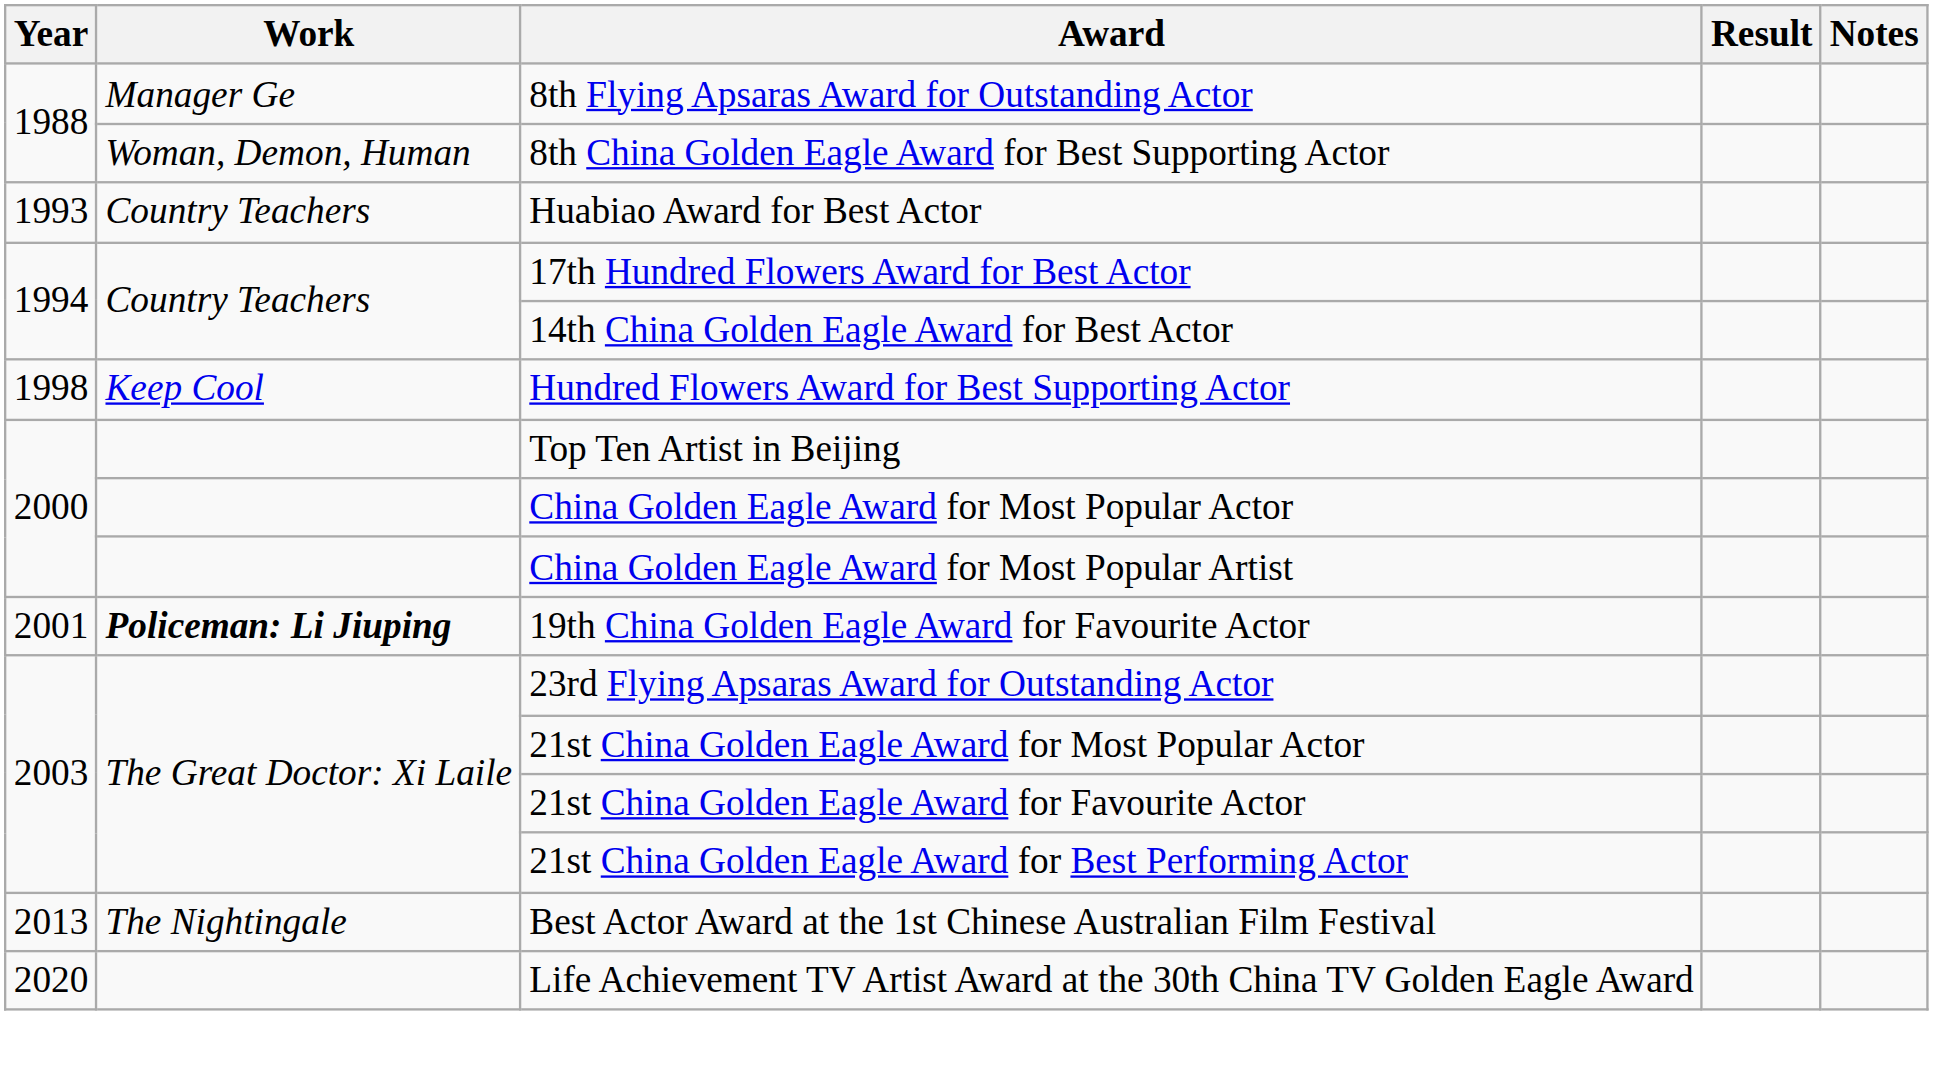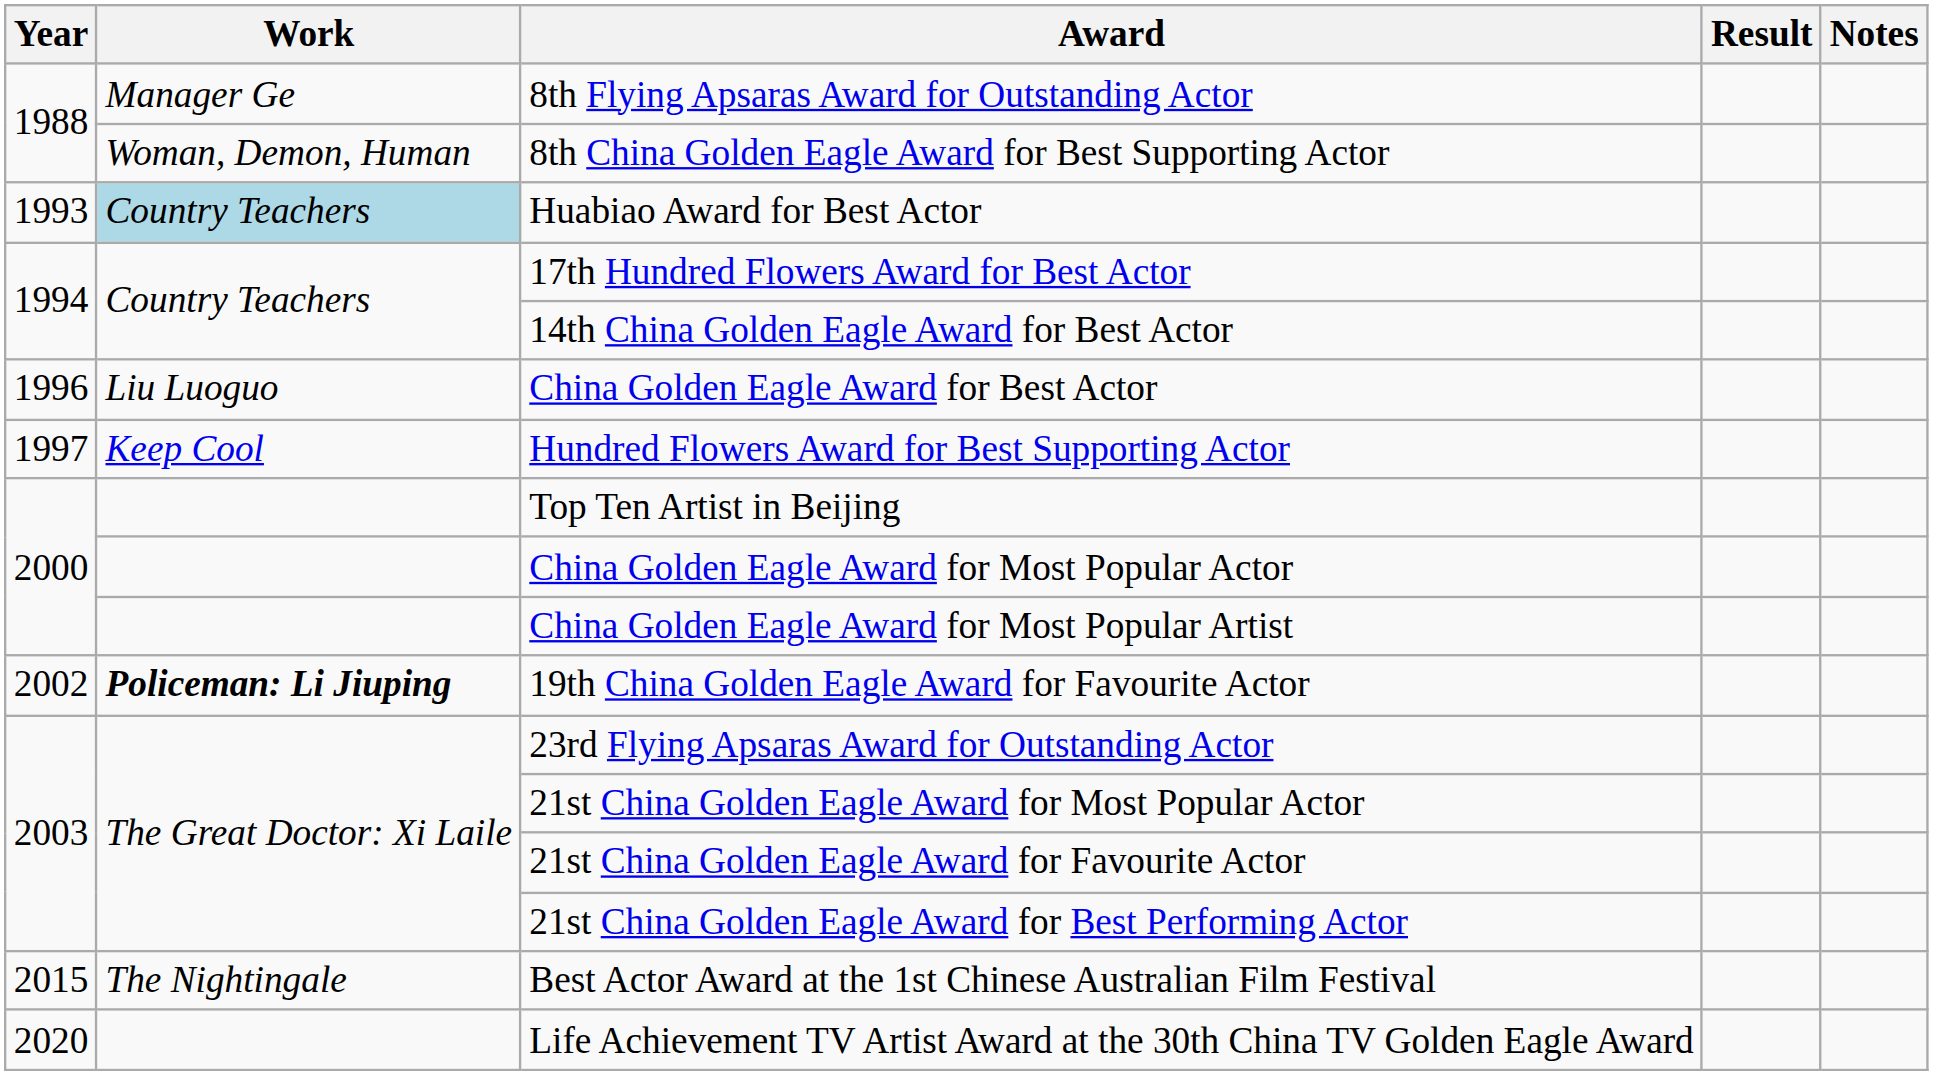(238, 211) no background -> (238, 211) lightblue background
+ row: (843, 388)
(51, 388) 1998 -> (51, 447) 1997
(51, 625) 2001 -> (51, 684) 2002
(51, 920) 2013 -> (51, 980) 2015
